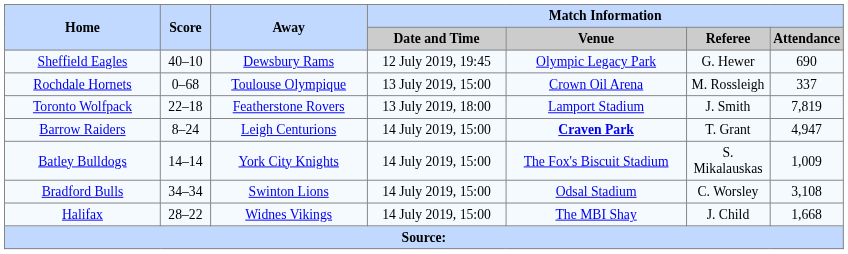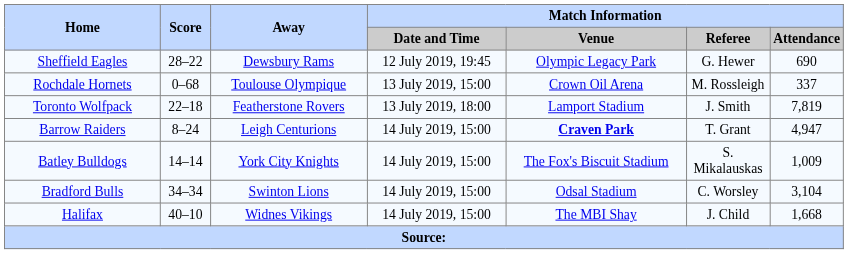(185, 61) 40–10 -> (185, 61) 28–22
(807, 191) 3,108 -> (807, 191) 3,104
(185, 214) 28–22 -> (185, 214) 40–10
